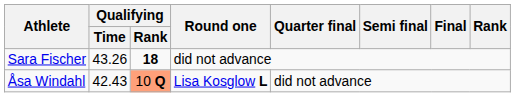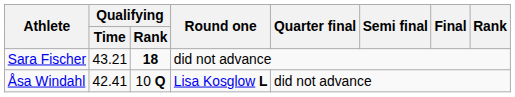(110, 59) 43.26 -> (110, 59) 43.21
(110, 81) 42.43 -> (110, 81) 42.41
(150, 81) lightsalmon background -> (150, 81) no background
